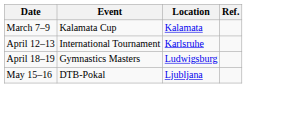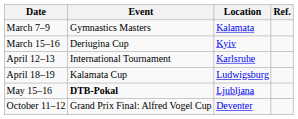(88, 28) Kalamata Cup -> (110, 28) Gymnastics Masters
+ row: (33, 43)
(100, 59) Gymnastics Masters -> (99, 75) Kalamata Cup
(82, 75) normal -> (94, 91) bold
+ row: (36, 106)
